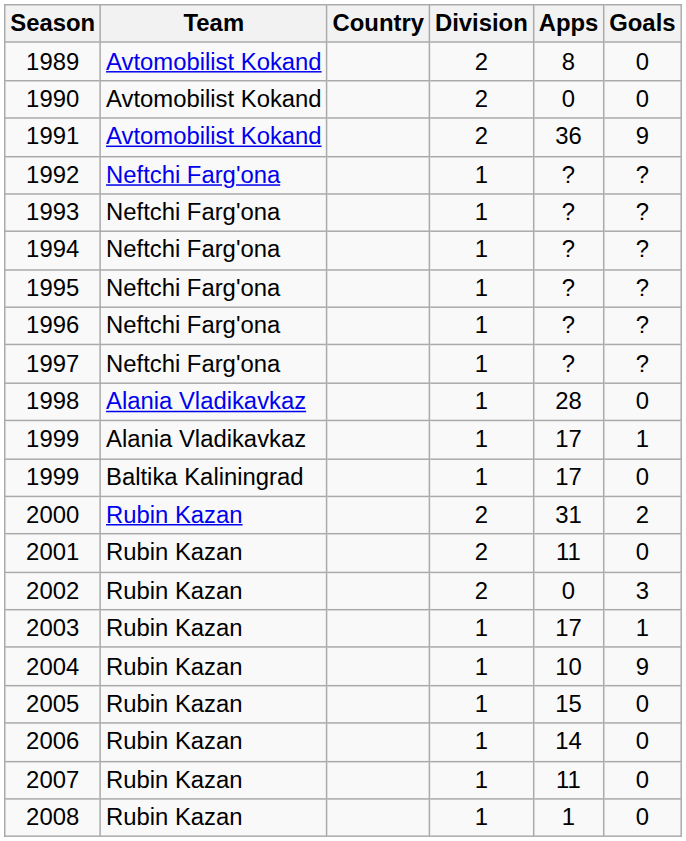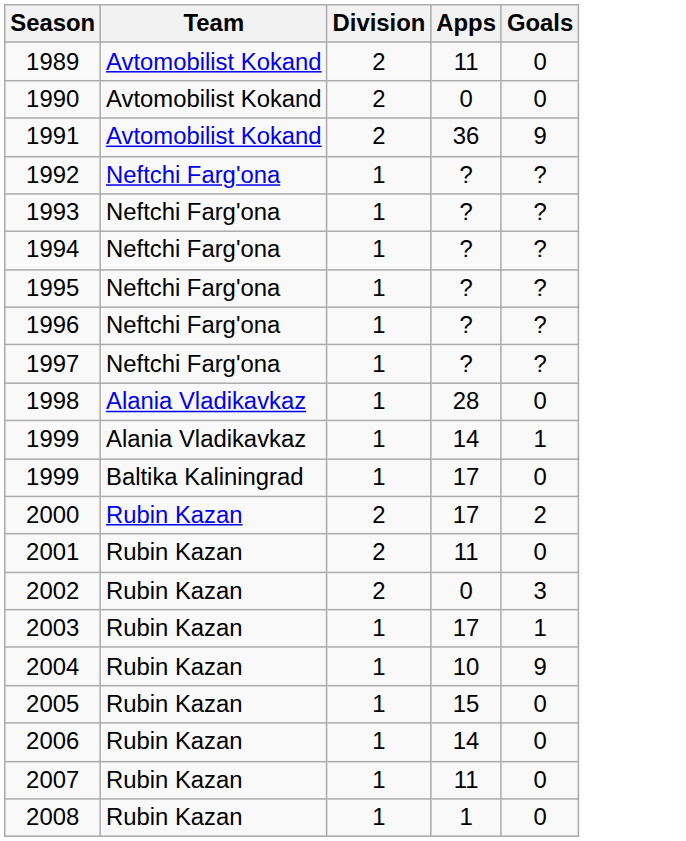- column: (378, 23)
(568, 61) 8 -> (466, 61) 11
(568, 439) 17 -> (466, 439) 14
(568, 514) 31 -> (466, 514) 17
